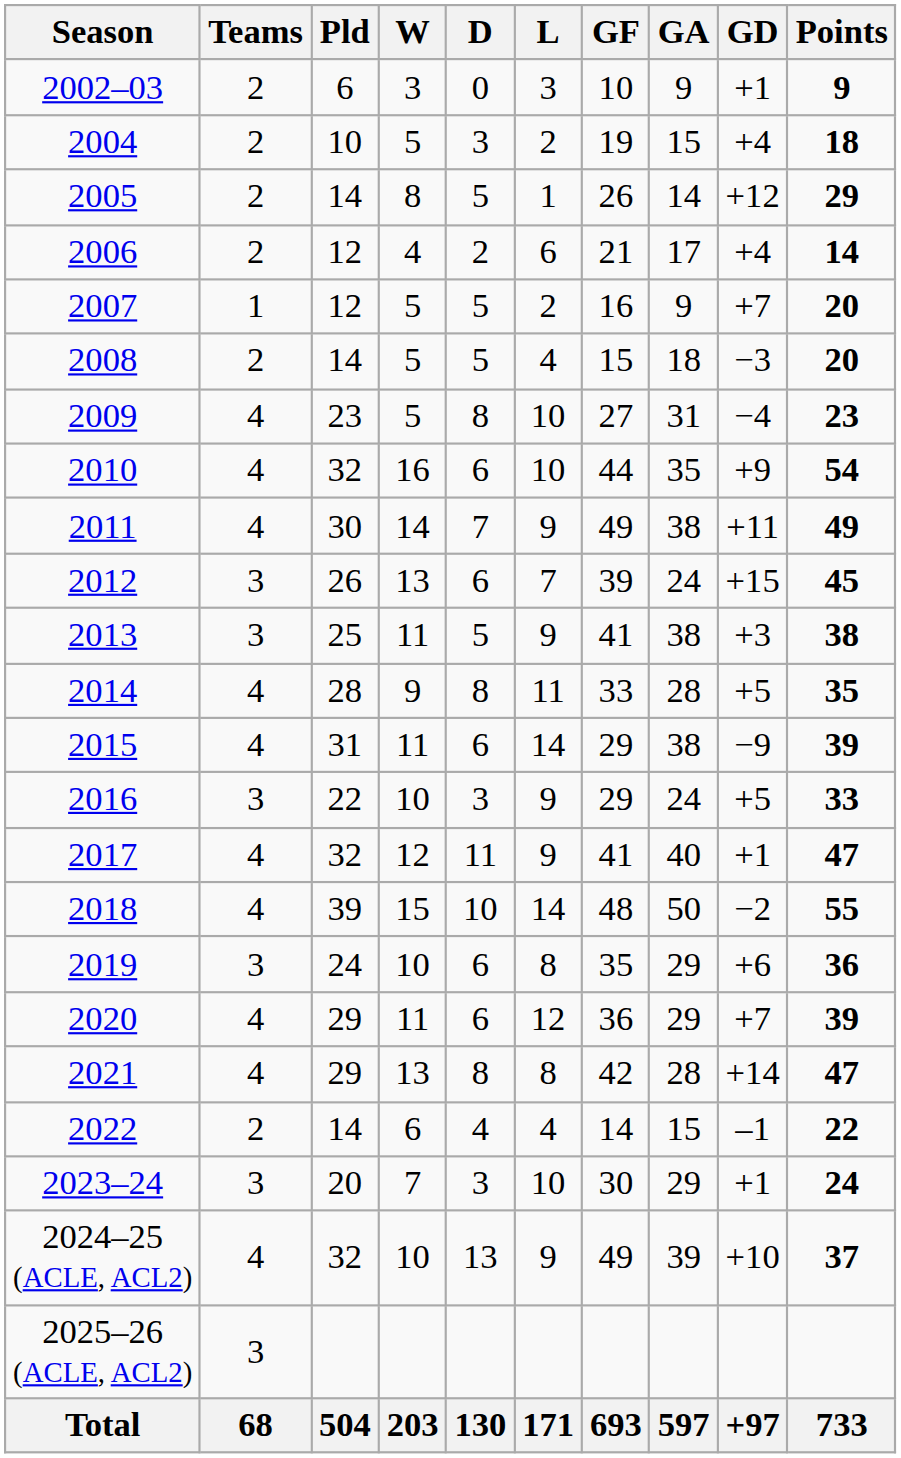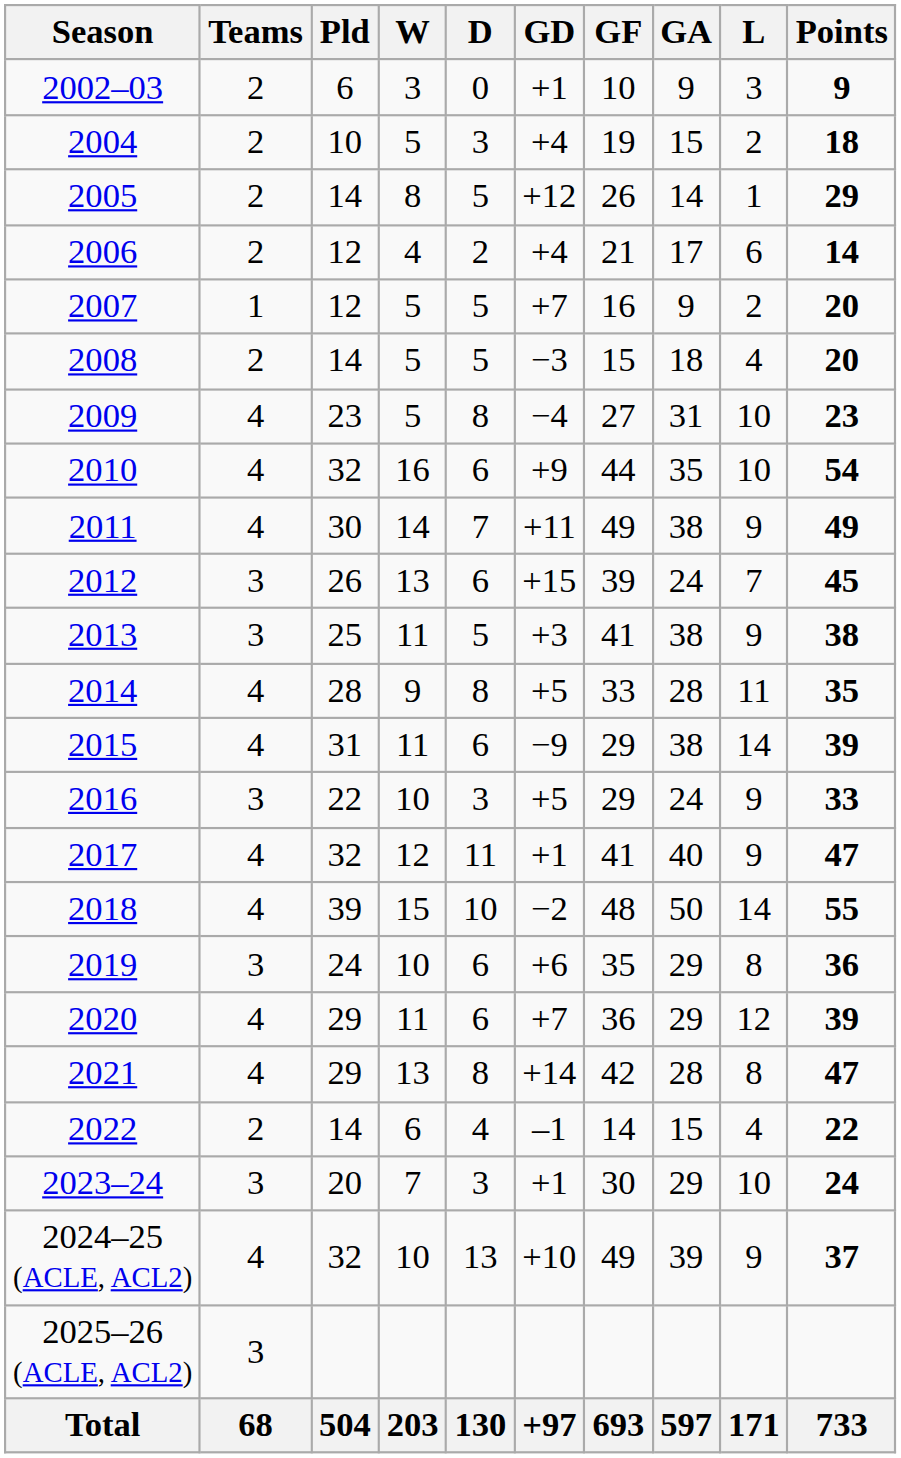columns swapped: (548, 31) <-> (753, 31)
